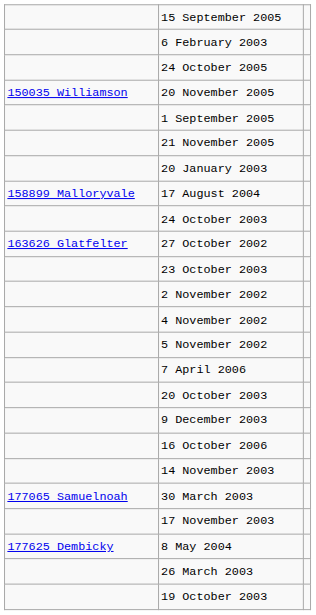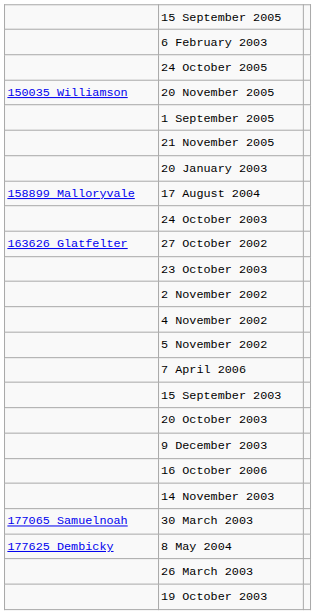+ row: (221, 395)
- row: (218, 521)
